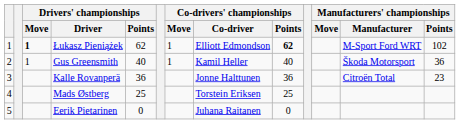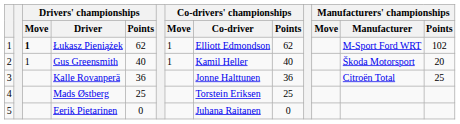(288, 45) bold -> (288, 45) normal
(439, 61) 36 -> (439, 61) 20
(439, 77) 23 -> (439, 77) 25
